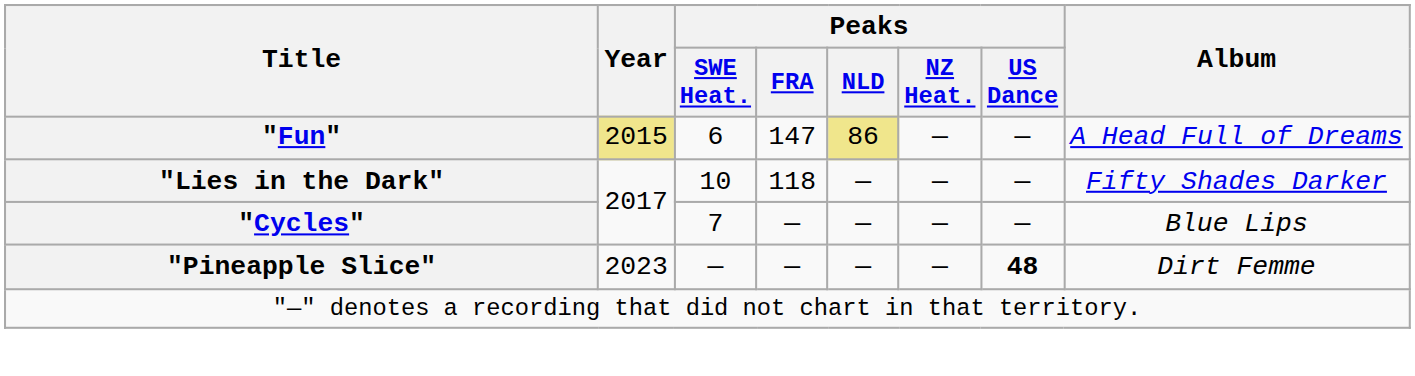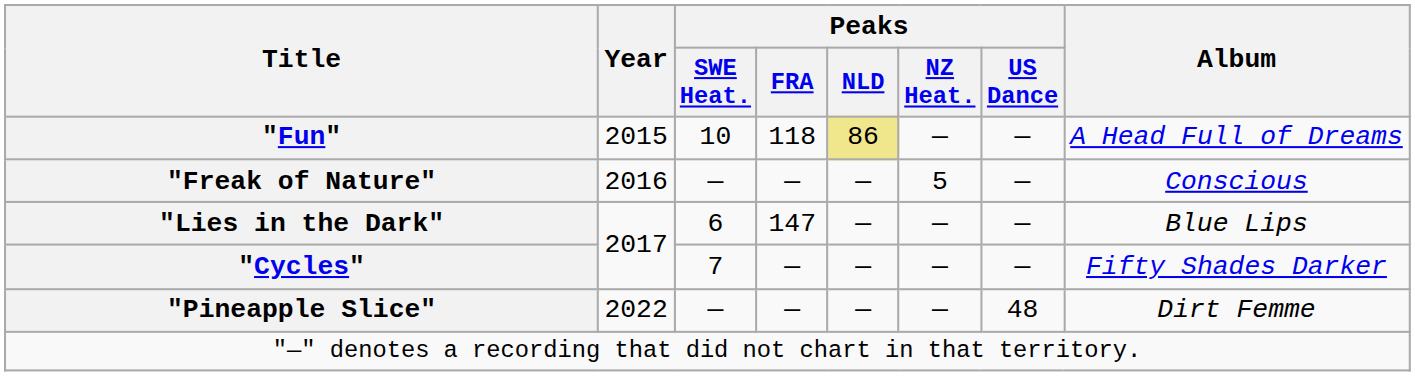(636, 138) khaki background -> (636, 138) no background
(715, 138) 6 -> (715, 138) 10
(792, 138) 147 -> (792, 138) 118
+ row: (302, 181)
(715, 181) 10 -> (715, 224) 6
(792, 181) 118 -> (792, 224) 147
(1236, 181) Fifty Shades Darker -> (1236, 224) Blue Lips
(1236, 224) Blue Lips -> (1236, 267) Fifty Shades Darker
(636, 267) 2023 -> (636, 310) 2022
(1023, 267) bold -> (1023, 310) normal
